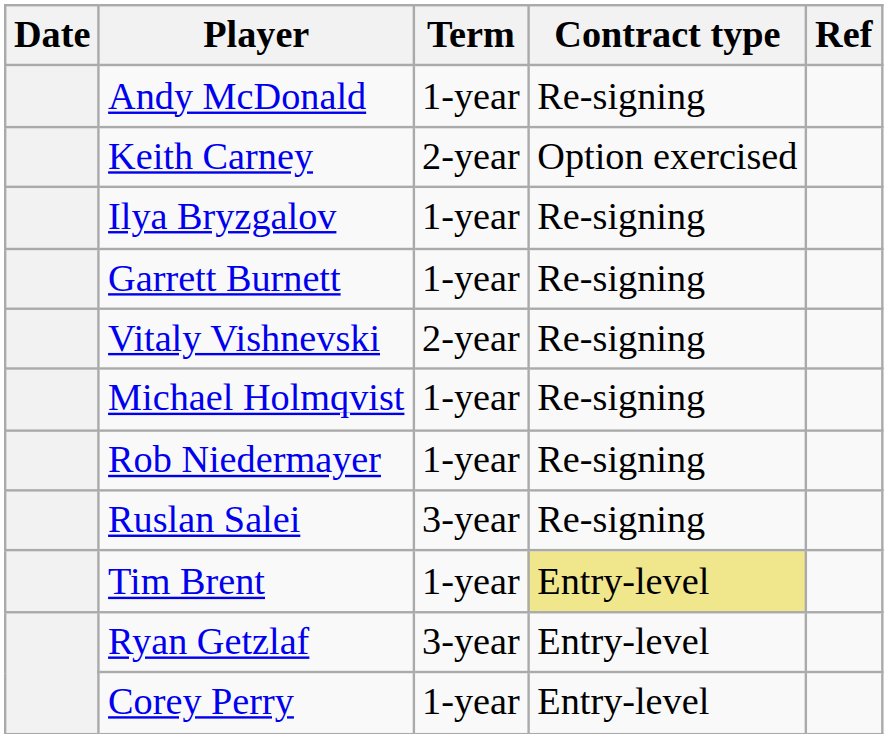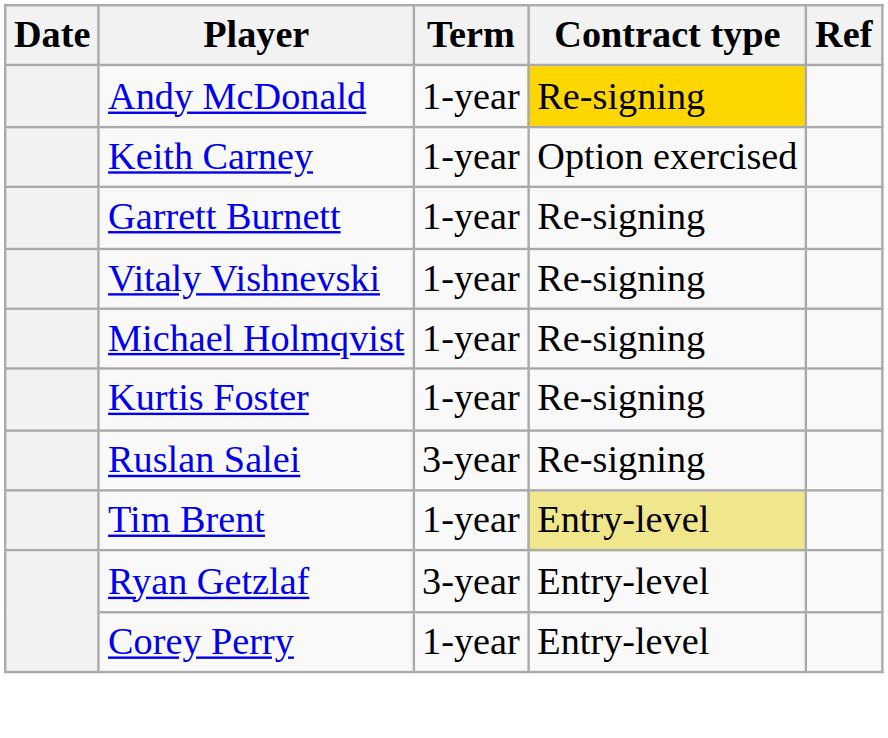(621, 95) no background -> (621, 95) gold background
(471, 156) 2-year -> (471, 156) 1-year
- row: (222, 216)
(471, 338) 2-year -> (471, 277) 1-year
- row: (245, 459)
+ row: (208, 398)
